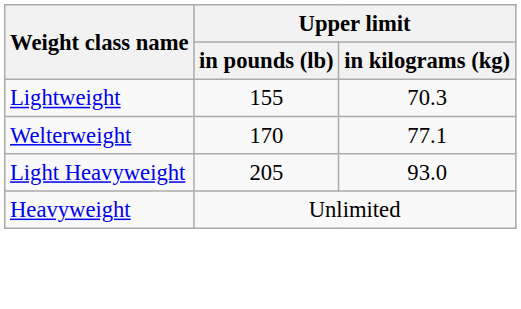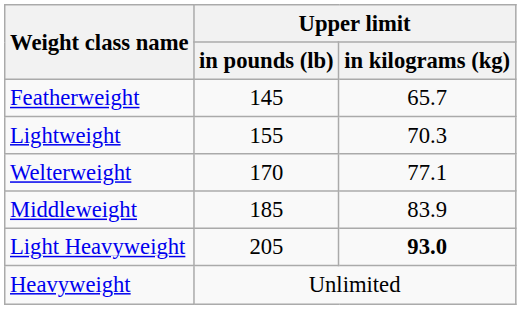+ row: (75, 98)
+ row: (73, 210)
(427, 172) normal -> (427, 247) bold
